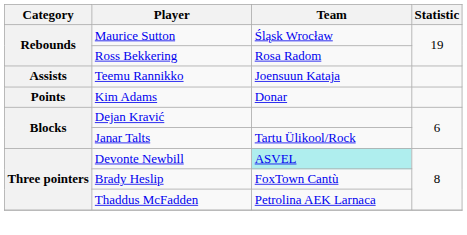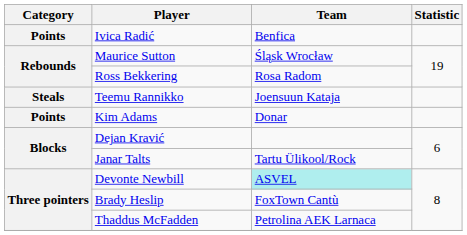+ row: (125, 35)
(48, 76) Assists -> (48, 96) Steals
